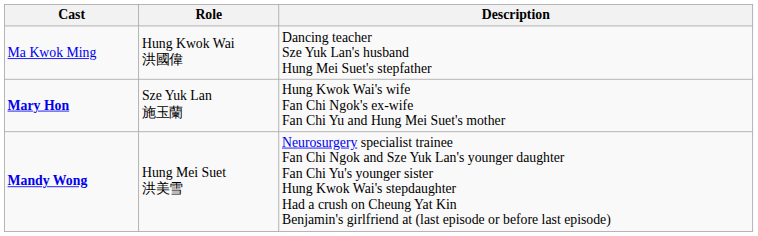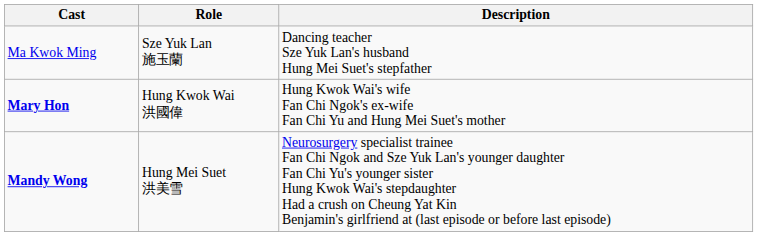(188, 51) Hung Kwok Wai 洪國偉 -> (177, 51) Sze Yuk Lan 施玉蘭
(177, 104) Sze Yuk Lan 施玉蘭 -> (188, 104) Hung Kwok Wai 洪國偉
